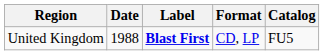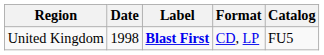(125, 38) 1988 -> (125, 38) 1998
